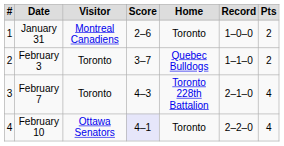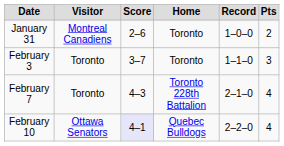- column: (9, 12)
(189, 61) Quebec Bulldogs -> (186, 61) Toronto
(269, 61) 2 -> (269, 61) 3
(189, 127) Toronto -> (186, 127) Quebec Bulldogs
